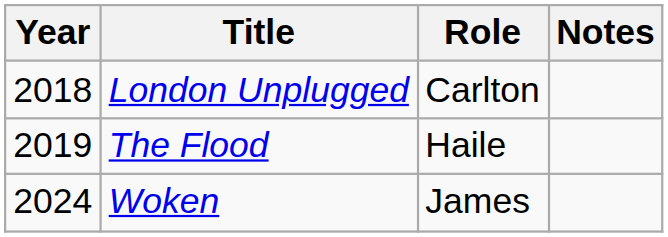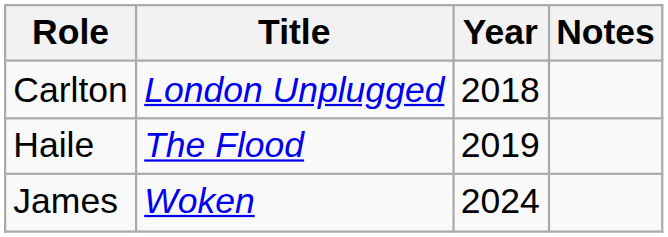columns swapped: (53, 32) <-> (483, 32)
